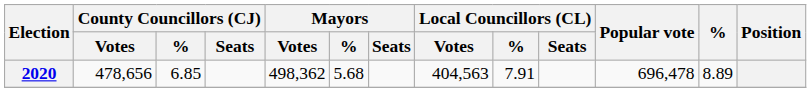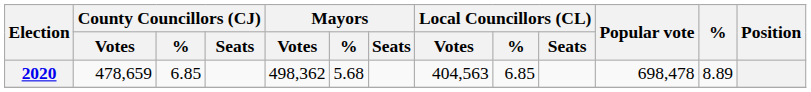(124, 73) 478,656 -> (124, 73) 478,659
(520, 73) 7.91 -> (520, 73) 6.85
(666, 73) 696,478 -> (666, 73) 698,478
